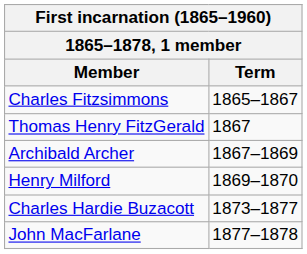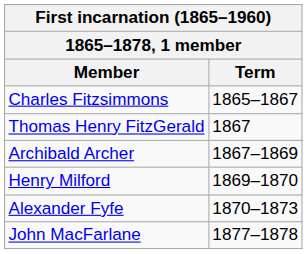+ row: (66, 208)
- row: (101, 208)
